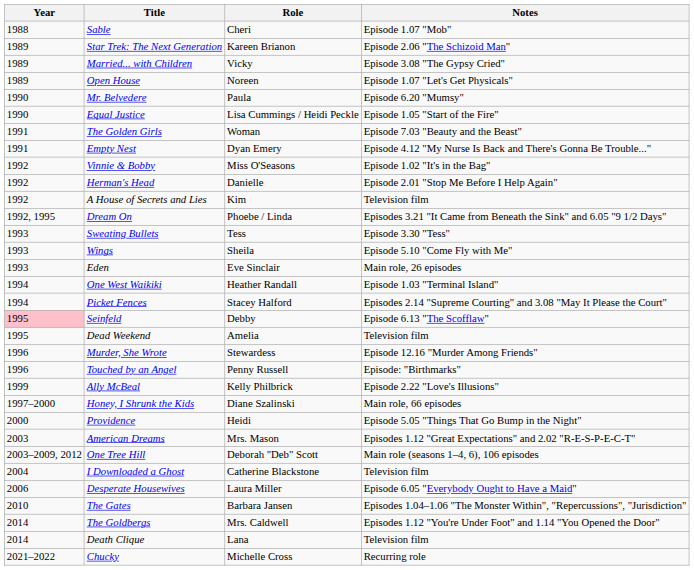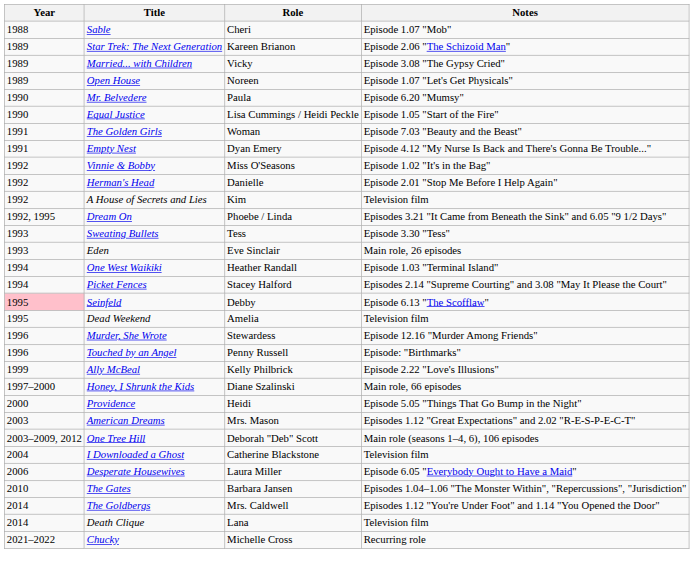- row: (100, 251)
